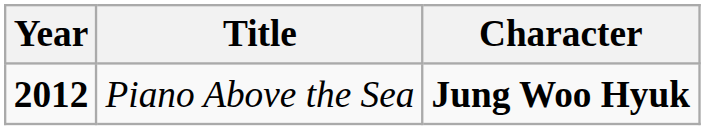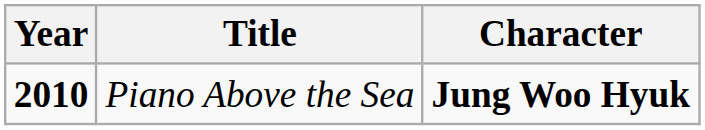(51, 93) 2012 -> (51, 93) 2010
